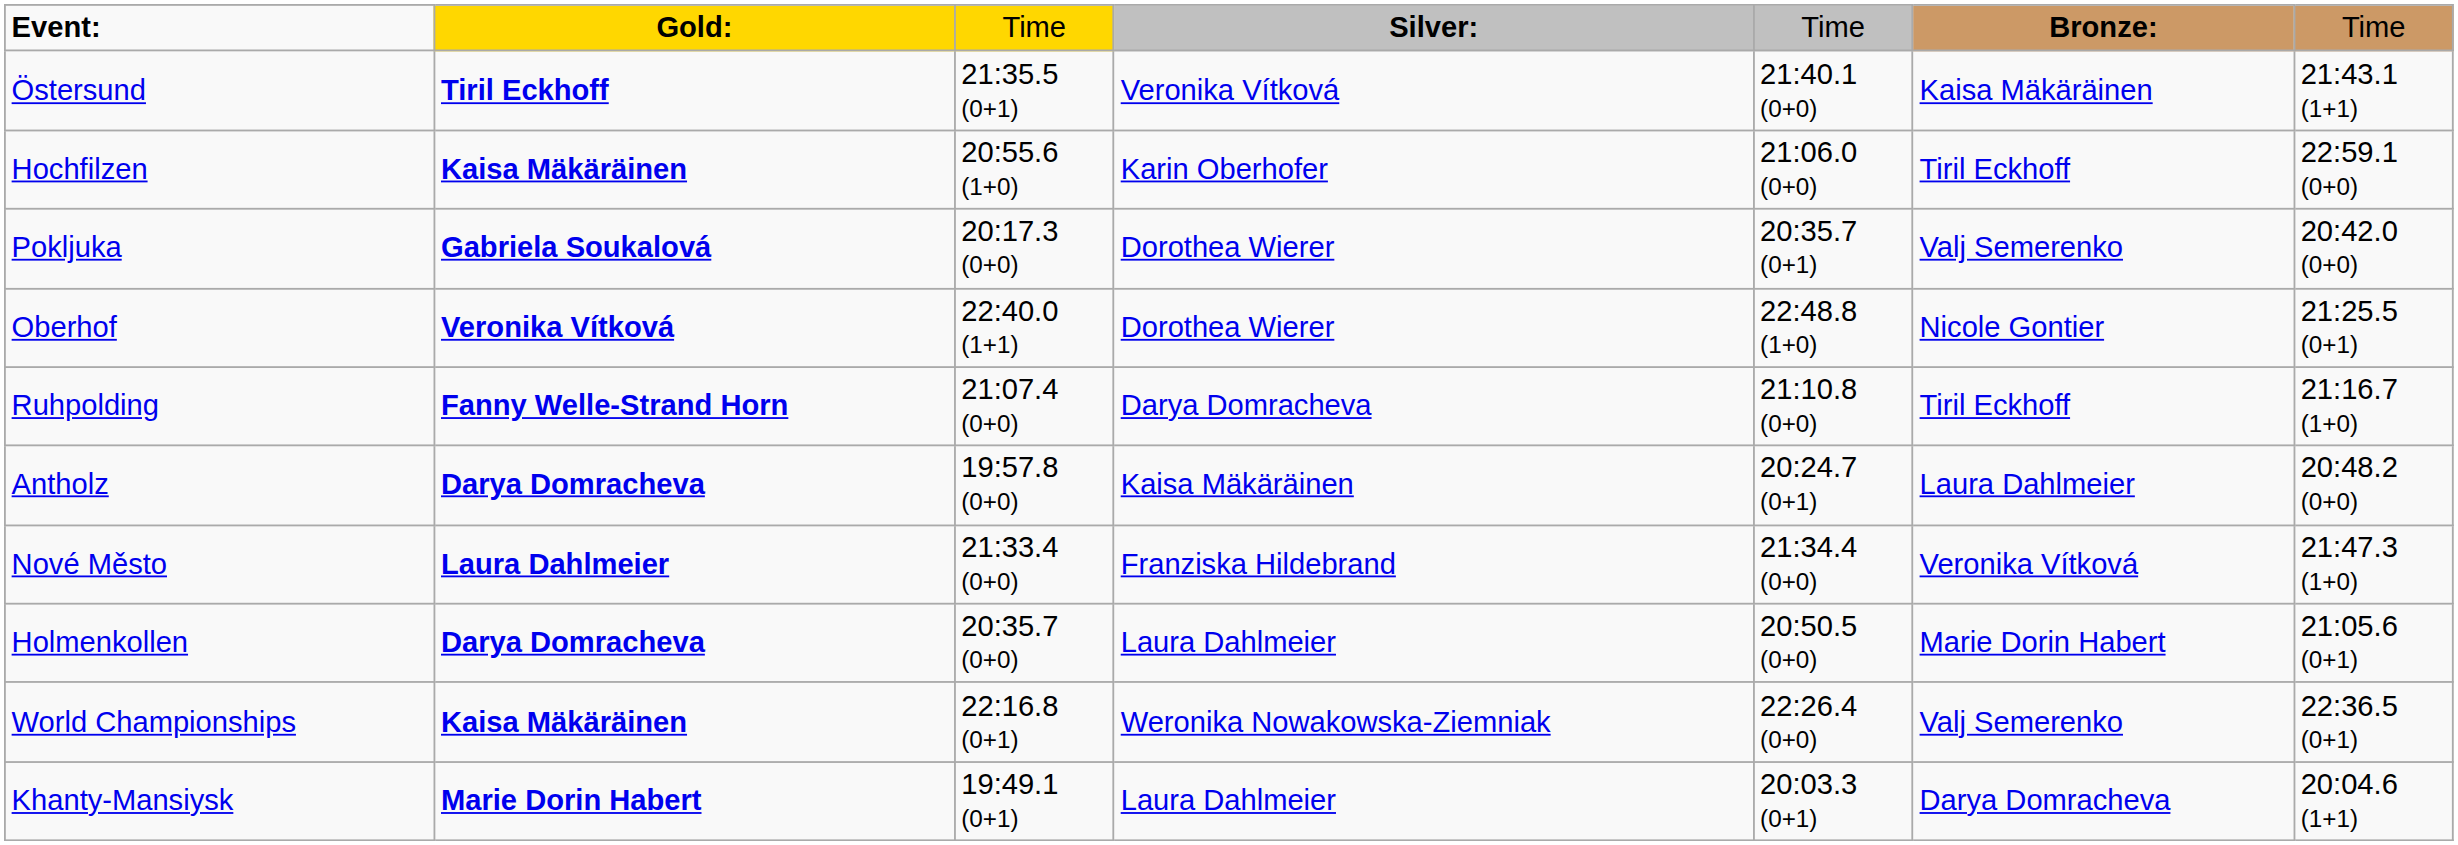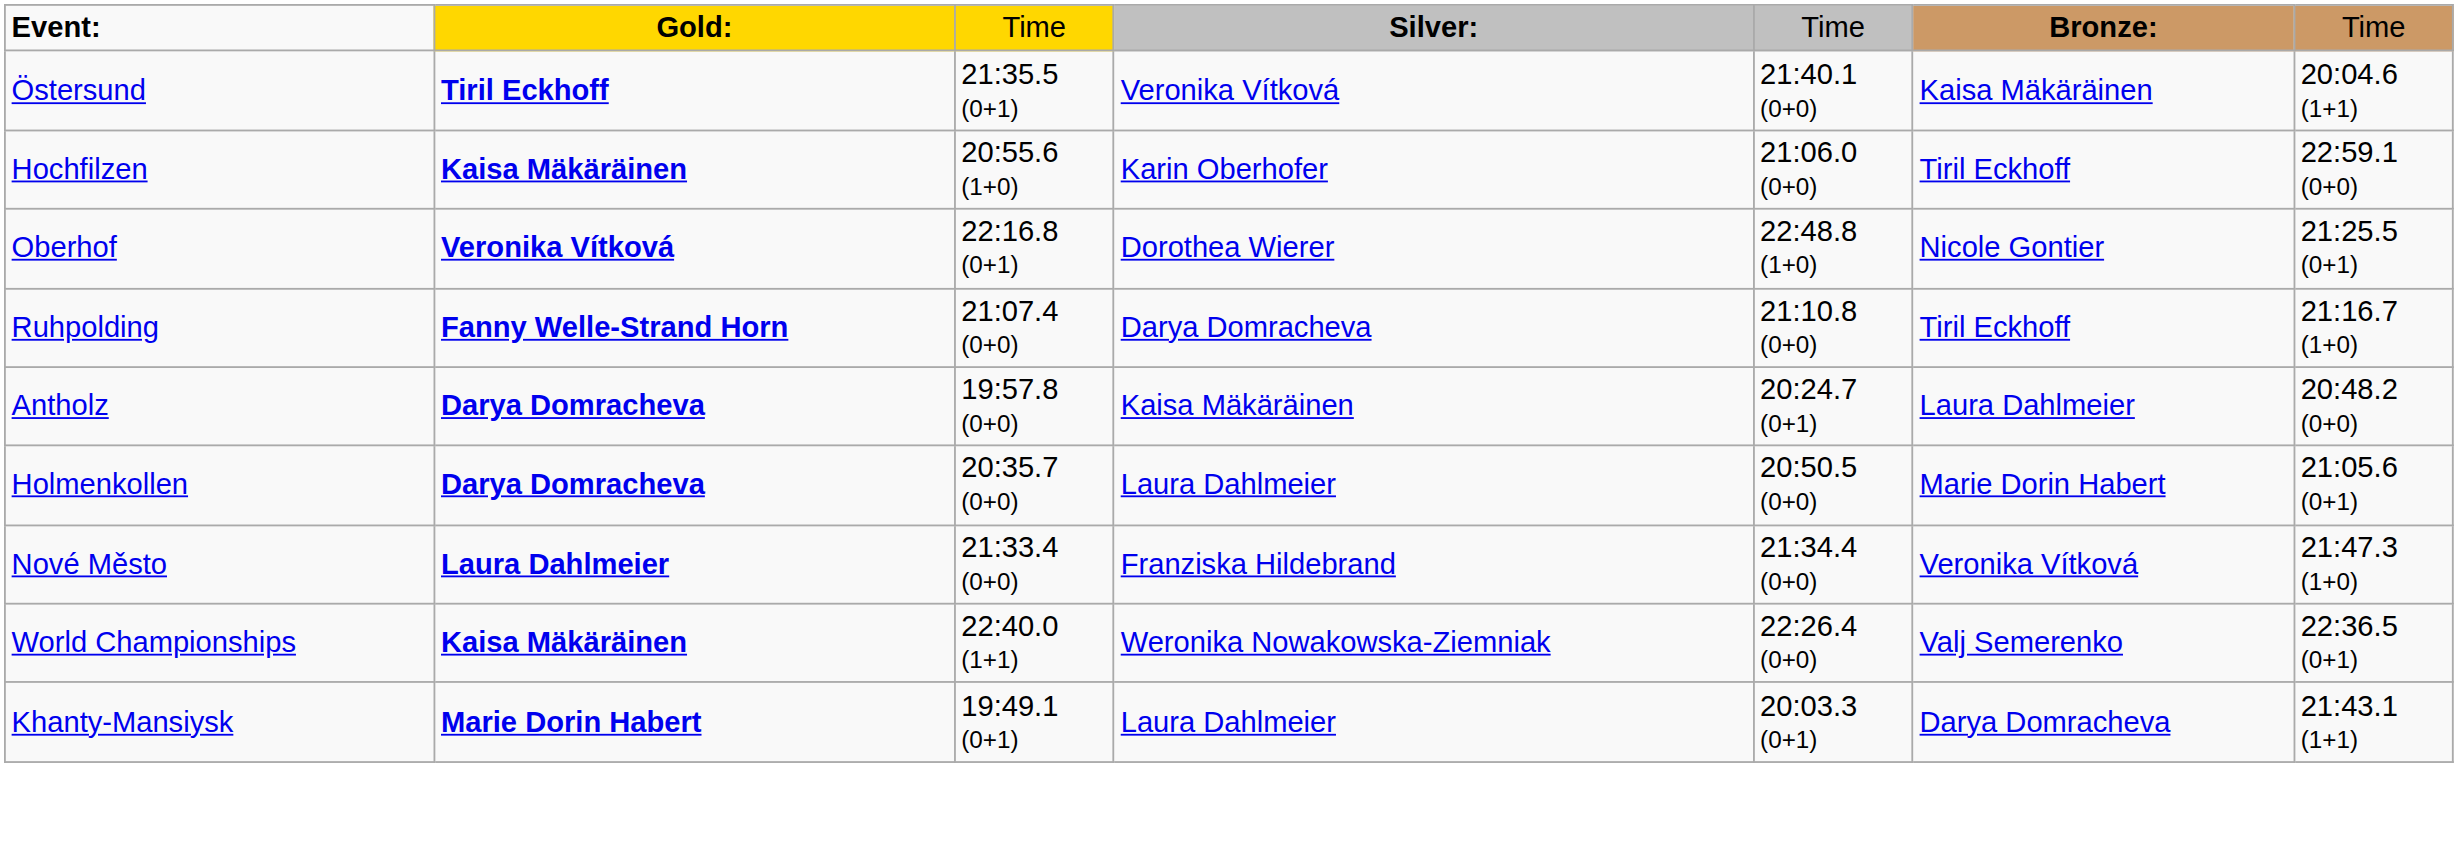(2349, 90) 21:43.1 (1+1) -> (2349, 90) 20:04.6 (1+1)
- row: (67, 248)
(1010, 326) 22:40.0 (1+1) -> (1010, 248) 22:16.8 (0+1)
rows swapped: (89, 563) <-> (100, 642)
(1010, 721) 22:16.8 (0+1) -> (1010, 642) 22:40.0 (1+1)
(2349, 800) 20:04.6 (1+1) -> (2349, 721) 21:43.1 (1+1)
